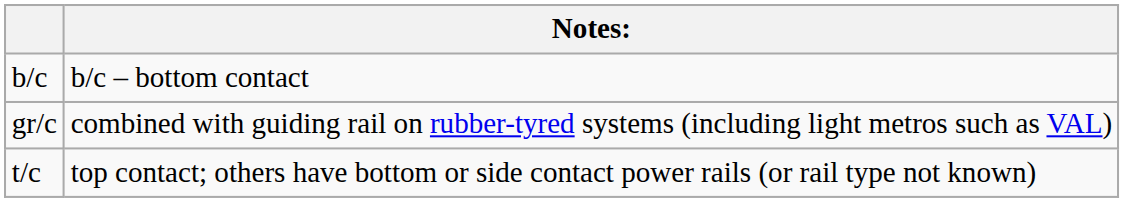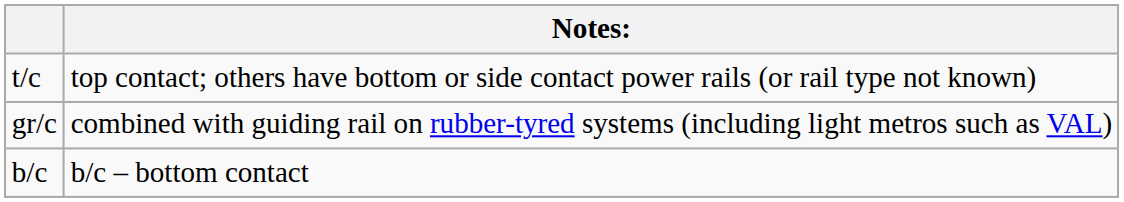rows swapped: (26, 172) <-> (30, 76)
